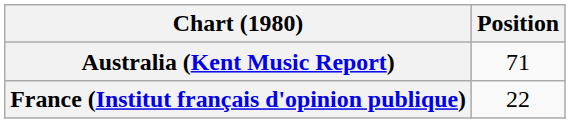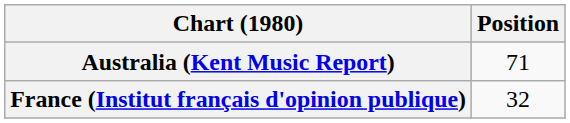(518, 99) 22 -> (518, 99) 32
